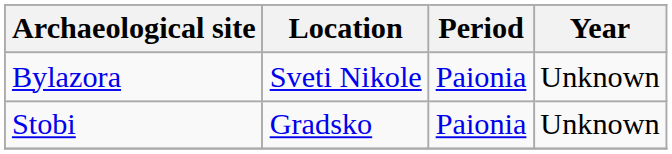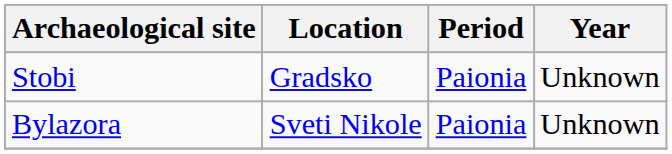rows swapped: (44, 124) <-> (66, 76)
